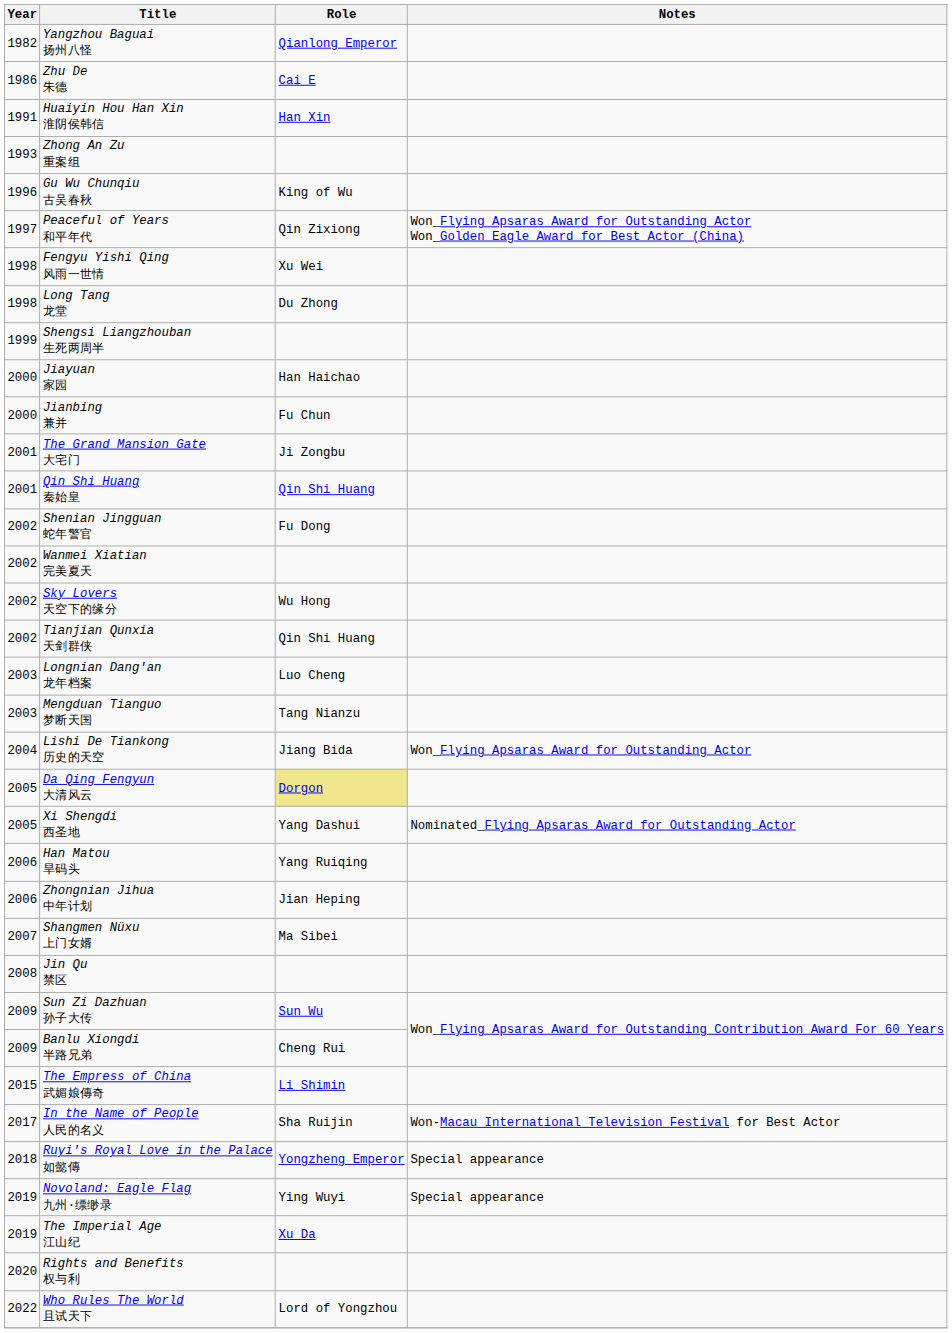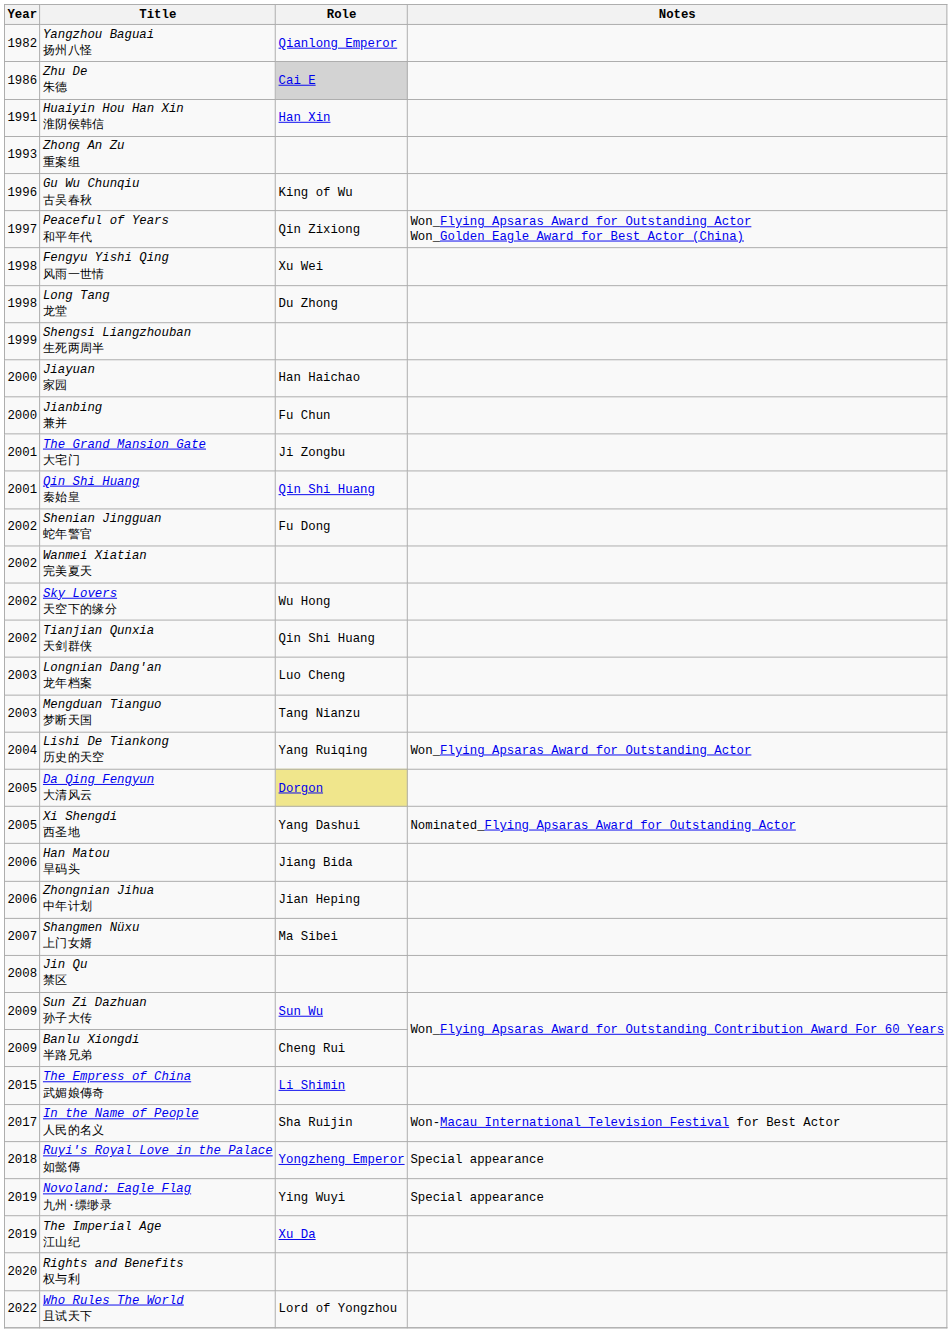(297, 80) no background -> (297, 80) lightgrey background
(316, 751) Jiang Bida -> (323, 751) Yang Ruiqing
(323, 862) Yang Ruiqing -> (316, 862) Jiang Bida
